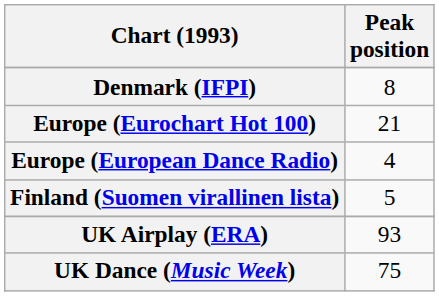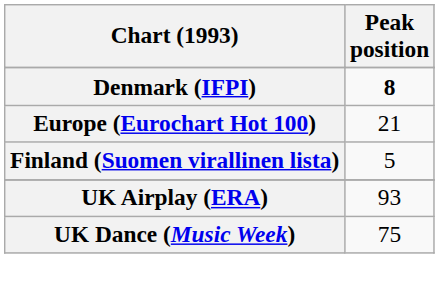(390, 86) normal -> (390, 86) bold
- row: (175, 160)
